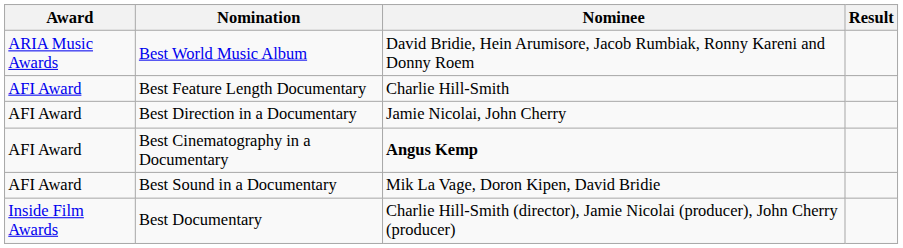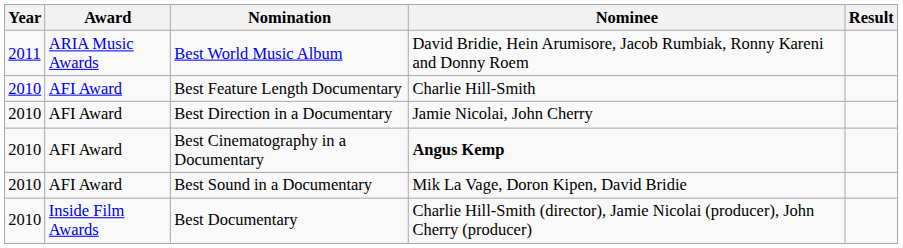+ column: (25, 17)
